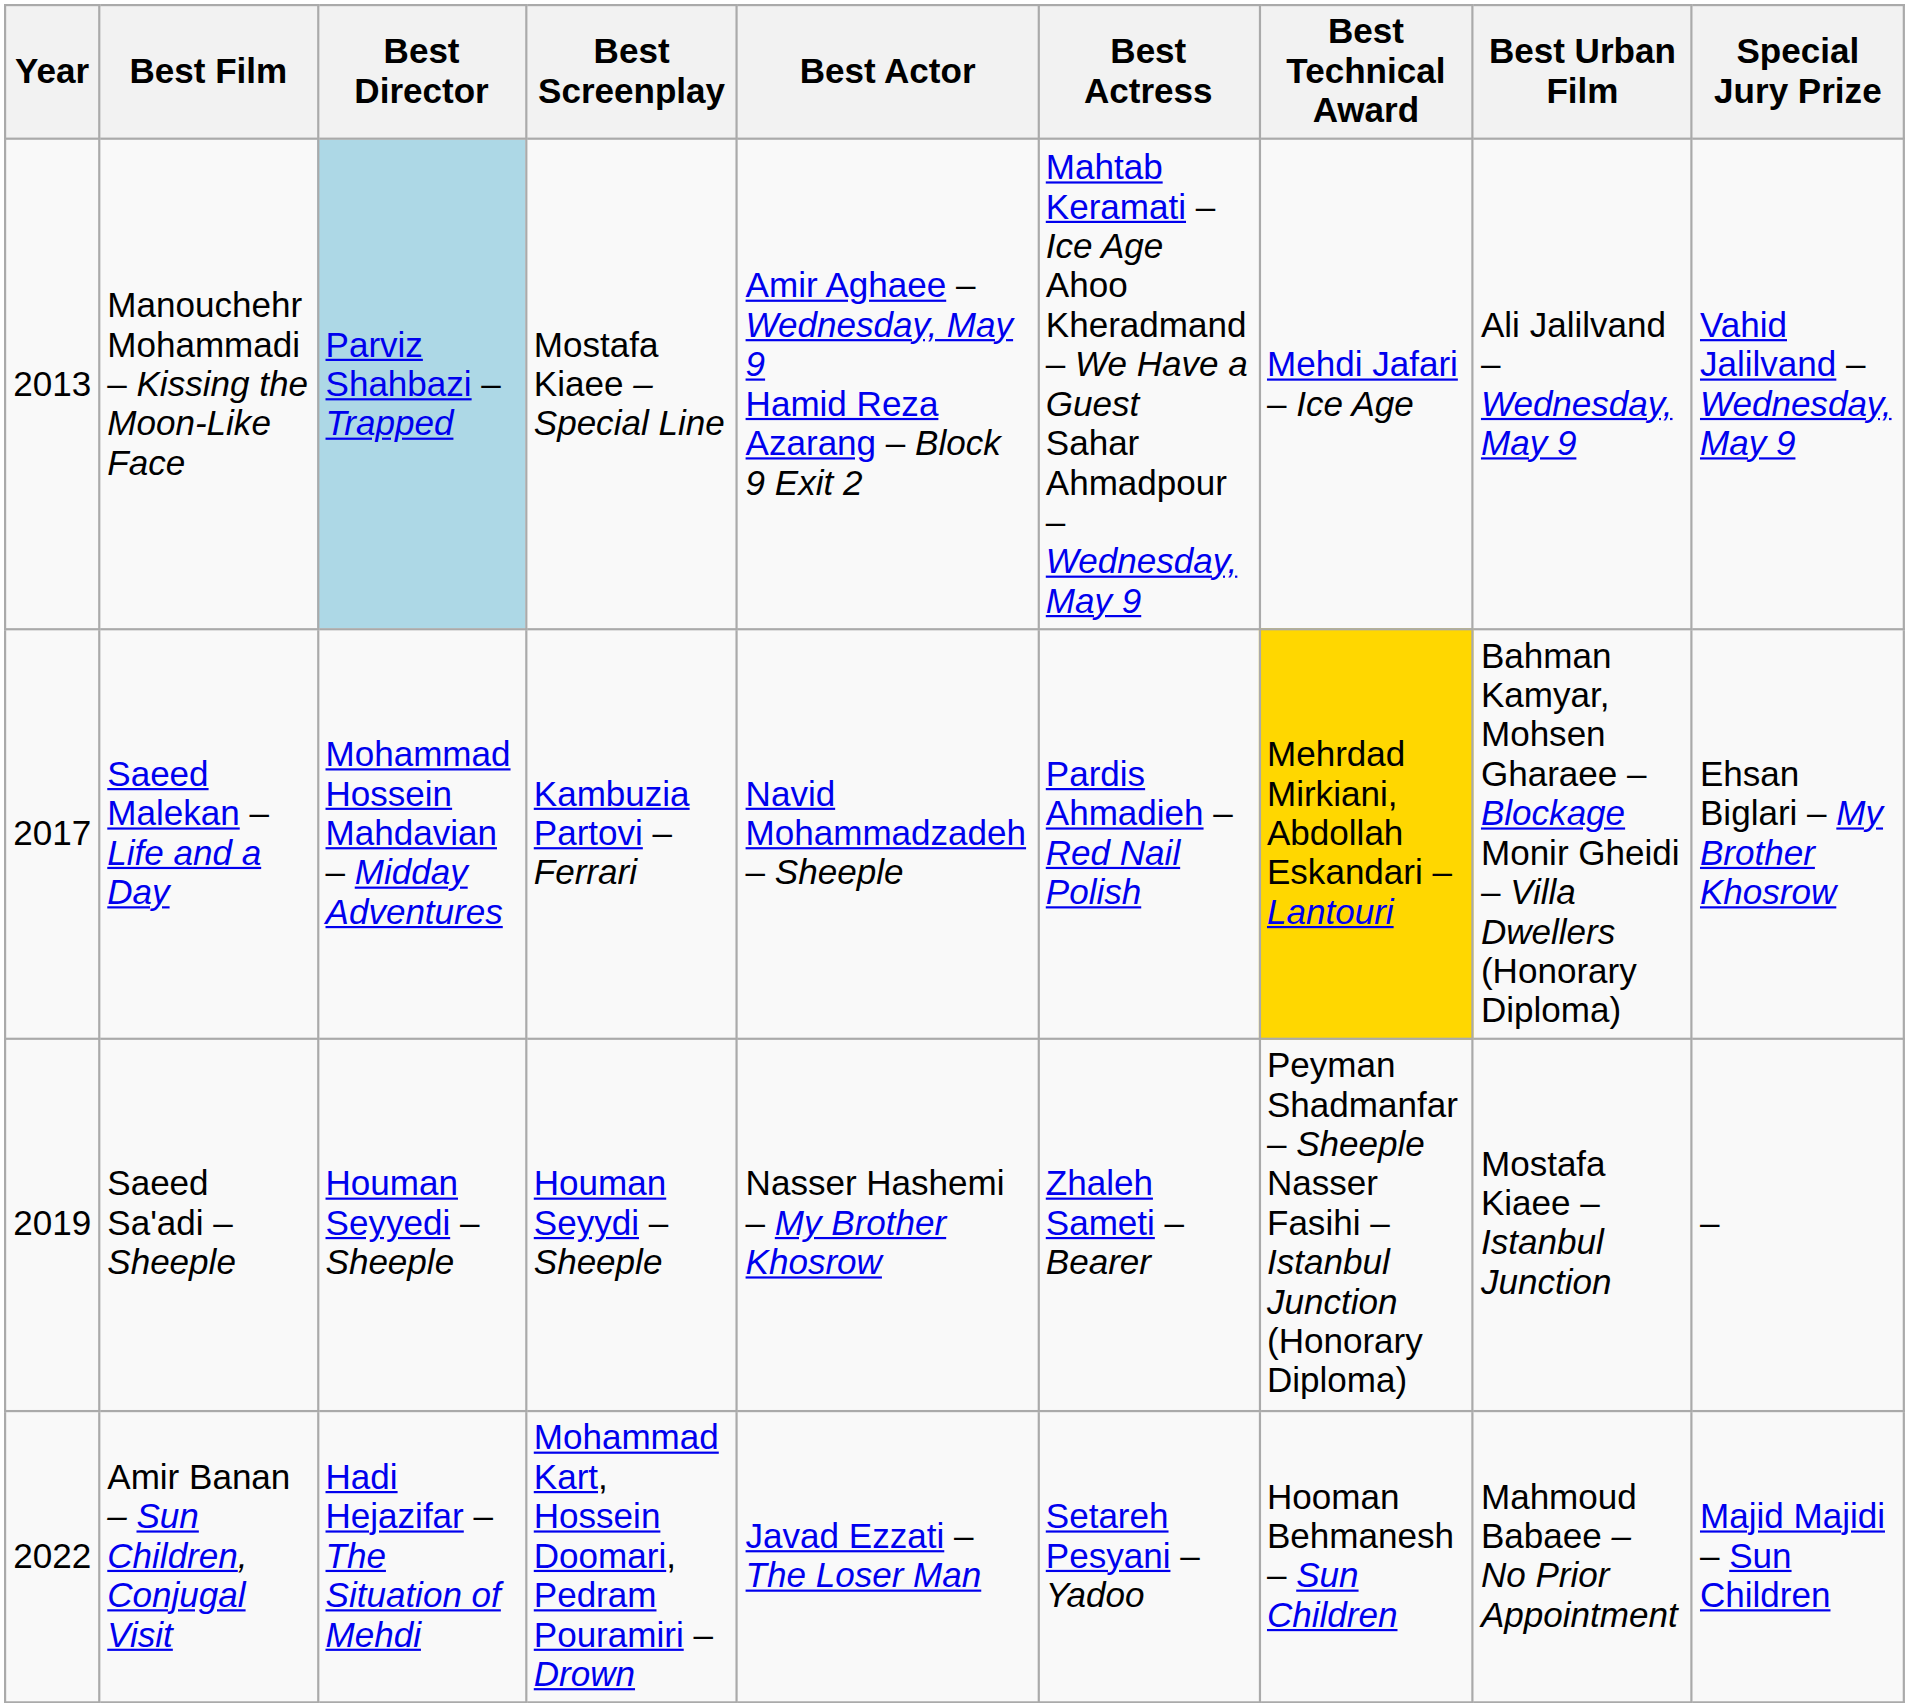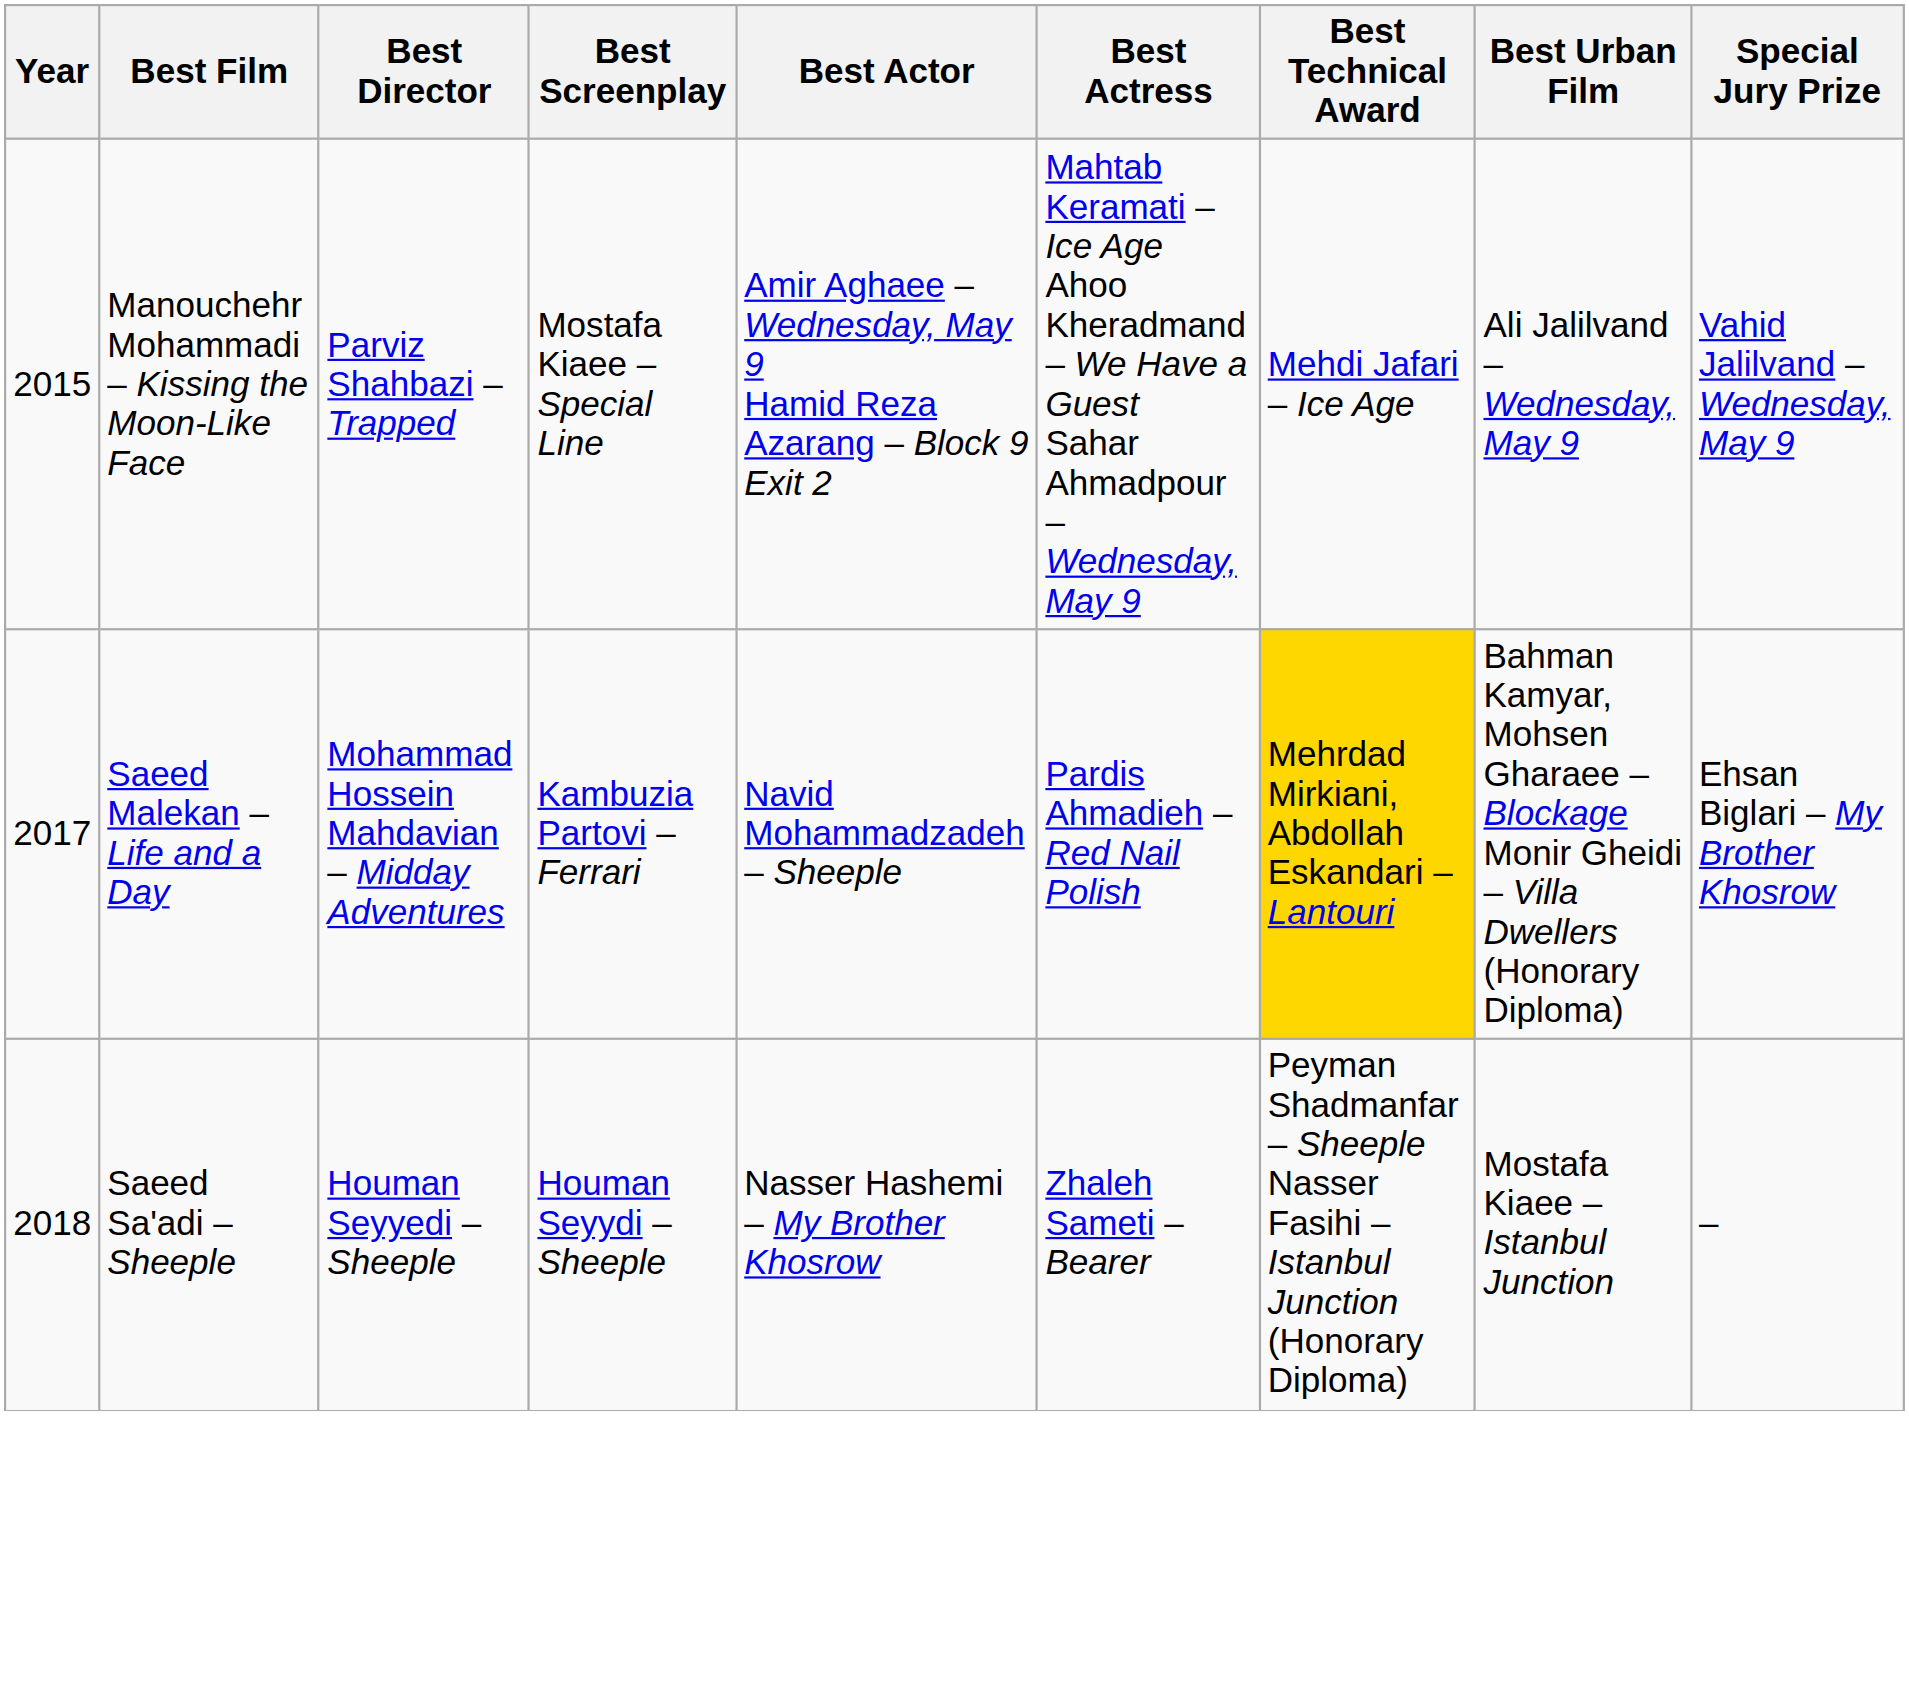(52, 383) 2013 -> (52, 383) 2015
(413, 383) lightblue background -> (415, 383) no background
(52, 1223) 2019 -> (52, 1223) 2018
- row: (199, 1555)
